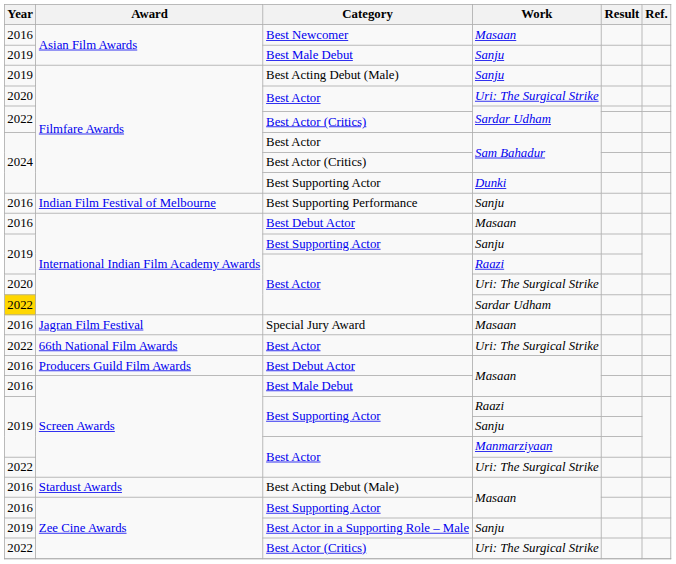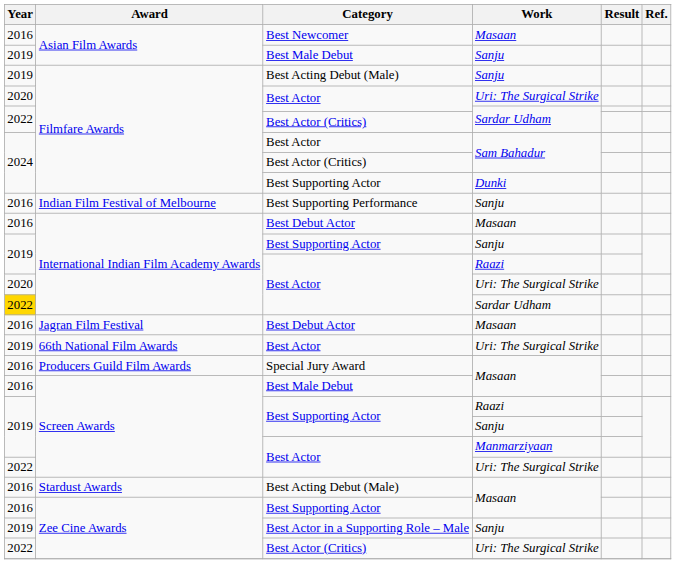(316, 325) Special Jury Award -> (311, 325) Best Debut Actor
(20, 345) 2022 -> (20, 345) 2019
(311, 365) Best Debut Actor -> (316, 365) Special Jury Award
